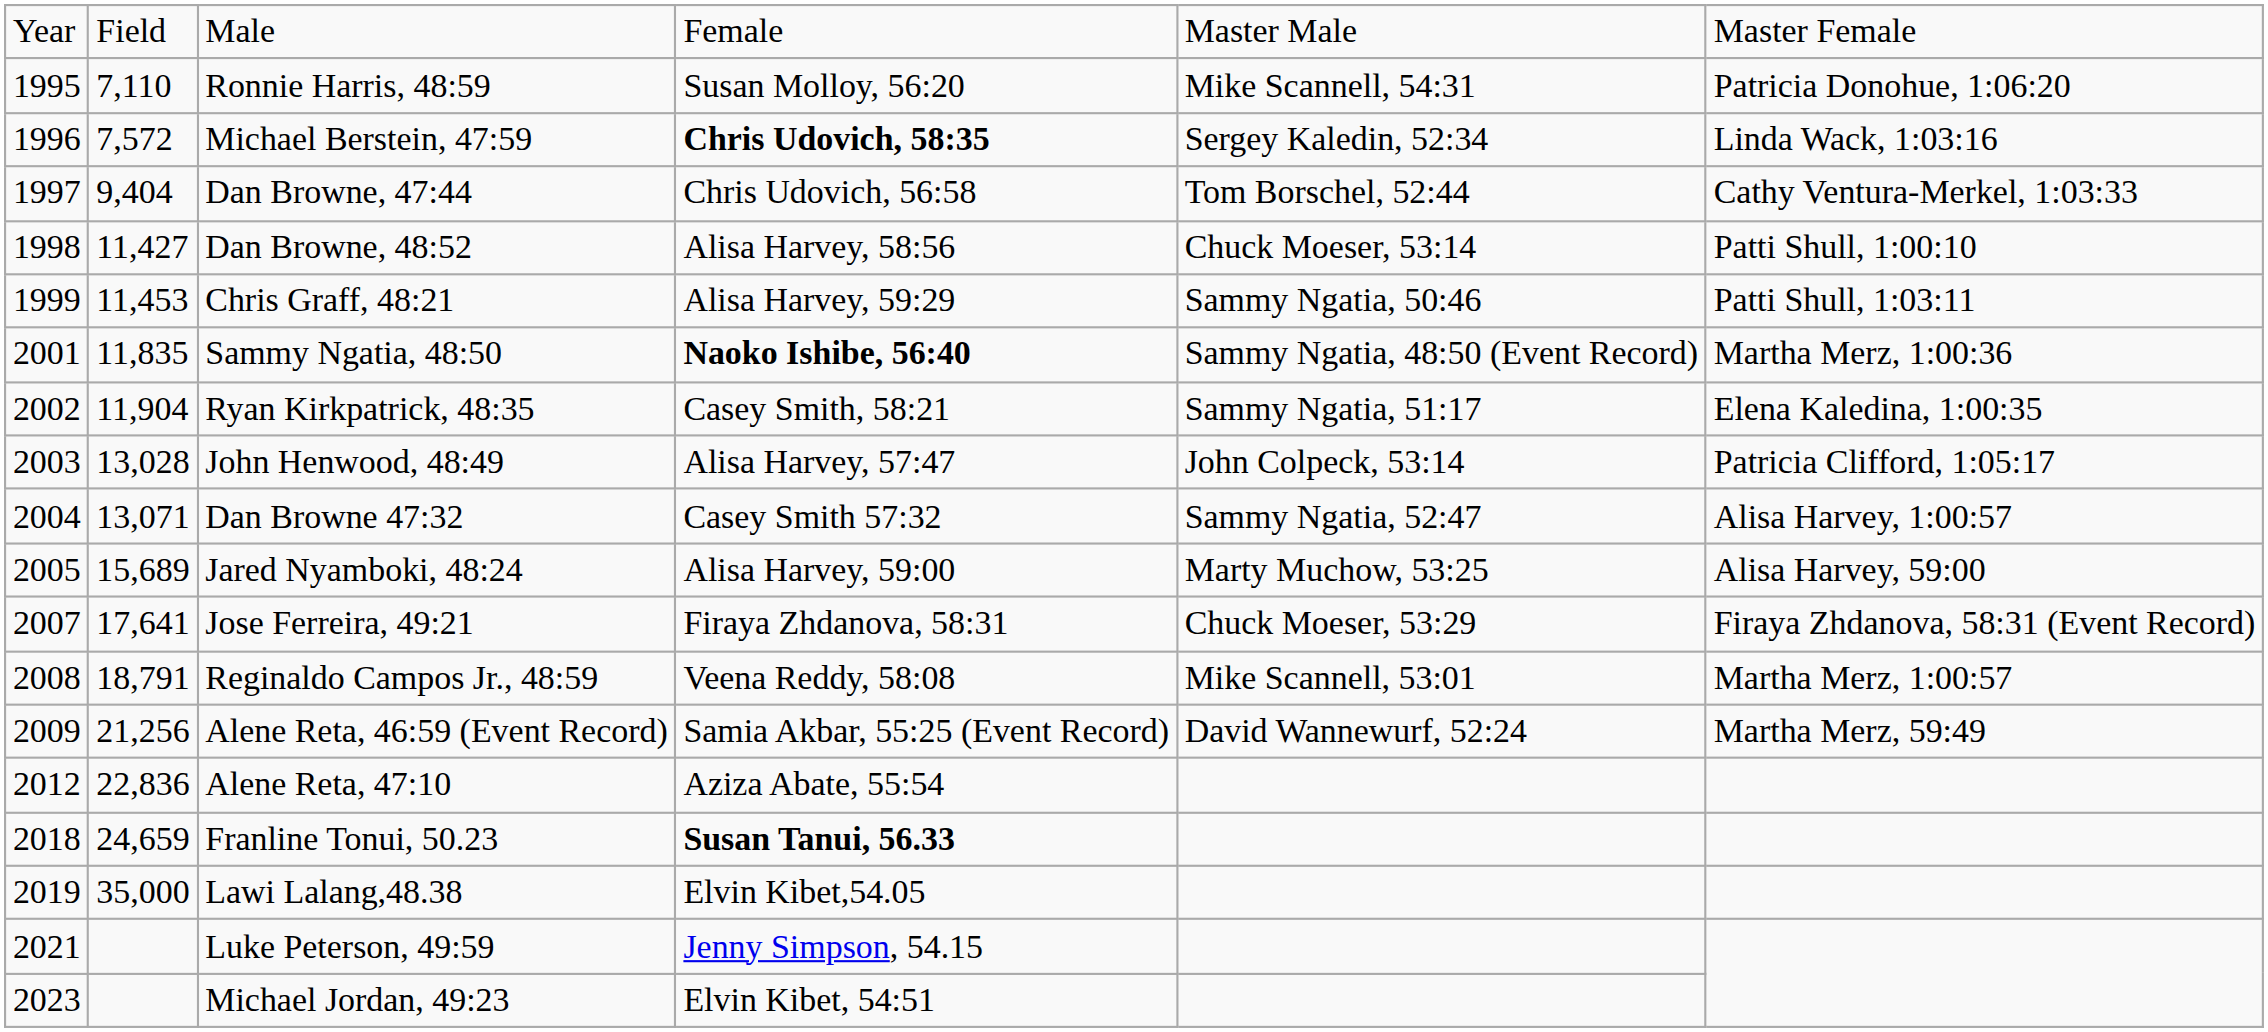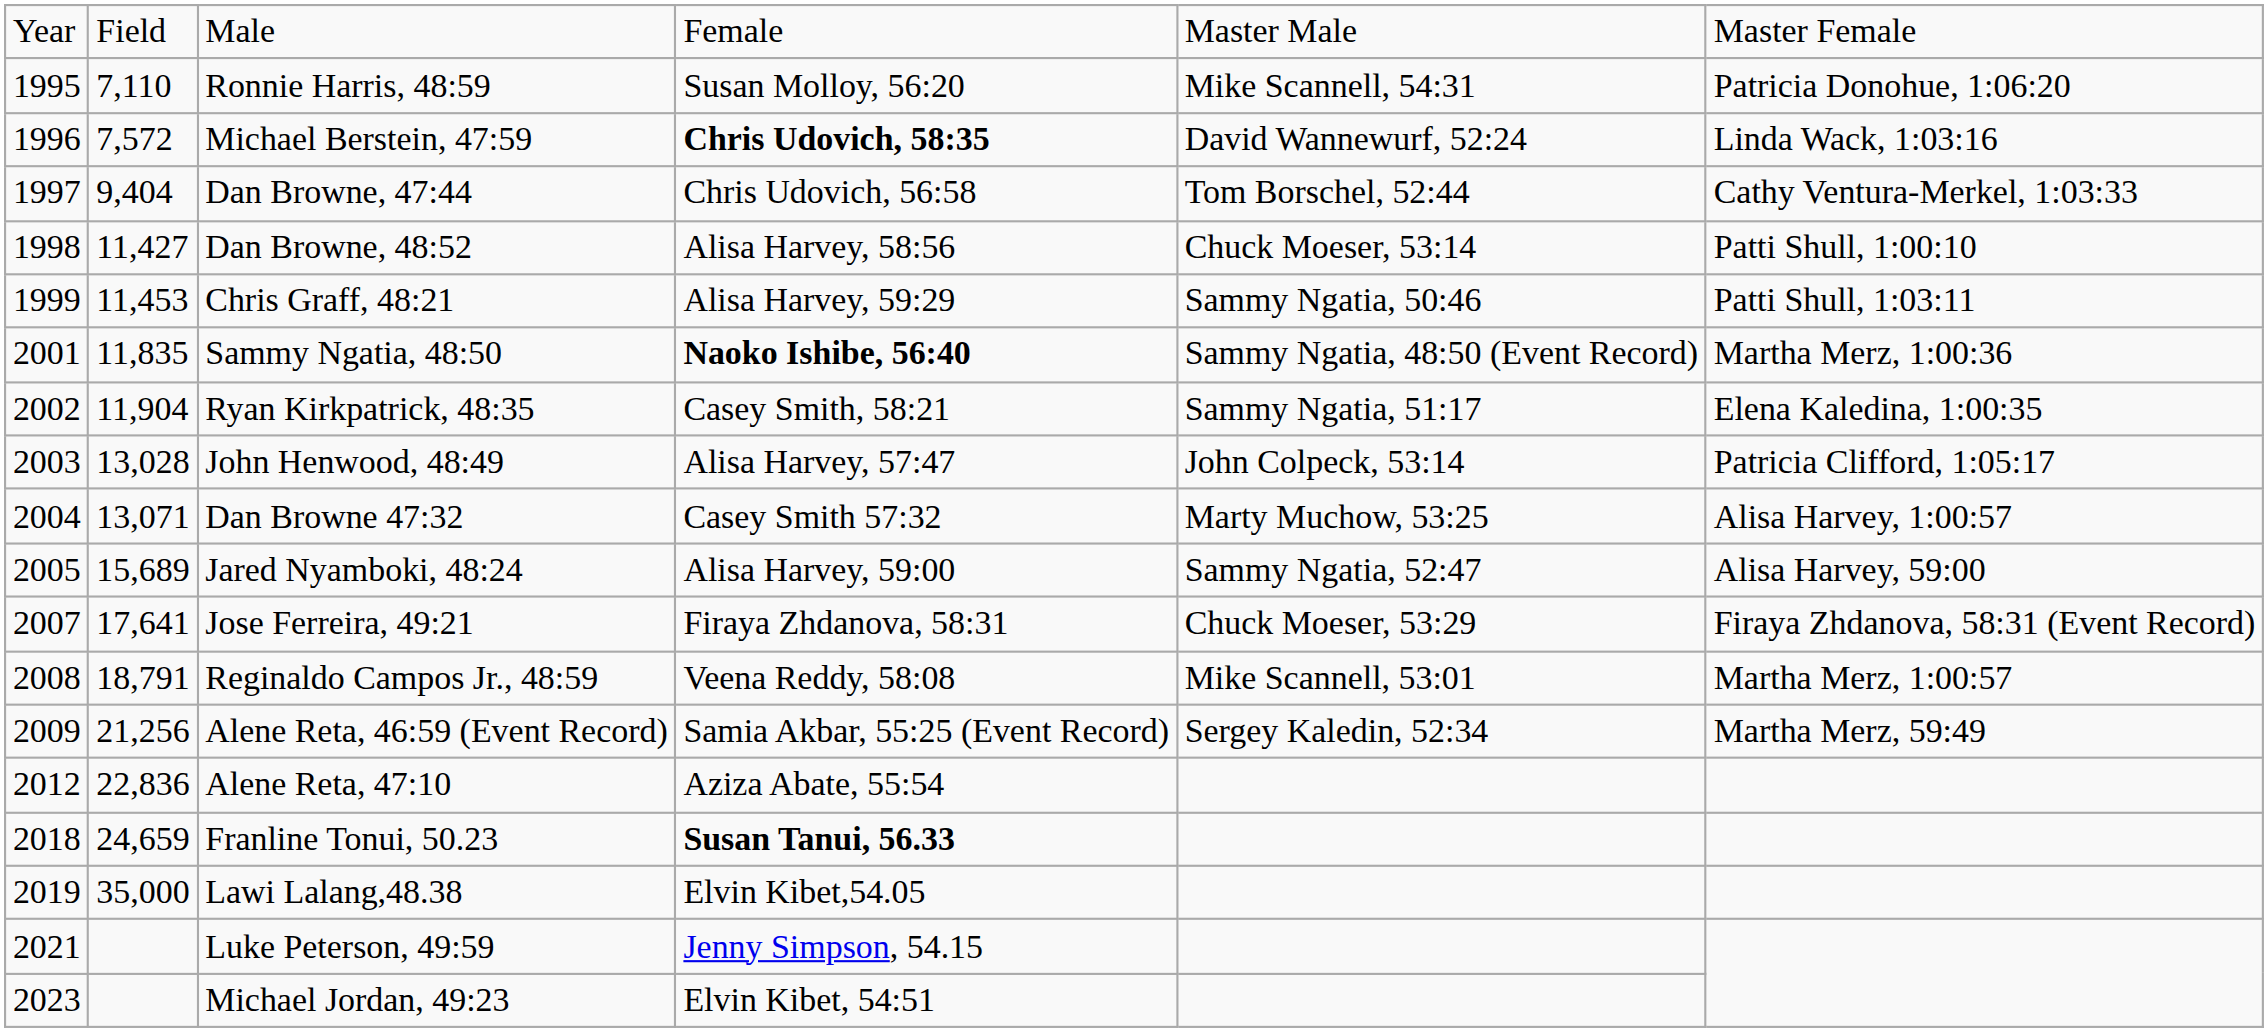(1337, 138) Sergey Kaledin, 52:34 -> (1356, 138) David Wannewurf, 52:24
(1333, 515) Sammy Ngatia, 52:47 -> (1337, 515) Marty Muchow, 53:25
(1337, 569) Marty Muchow, 53:25 -> (1333, 569) Sammy Ngatia, 52:47
(1356, 730) David Wannewurf, 52:24 -> (1337, 730) Sergey Kaledin, 52:34
